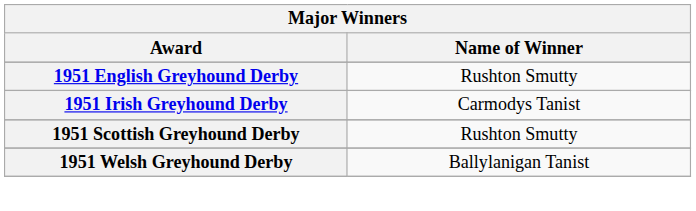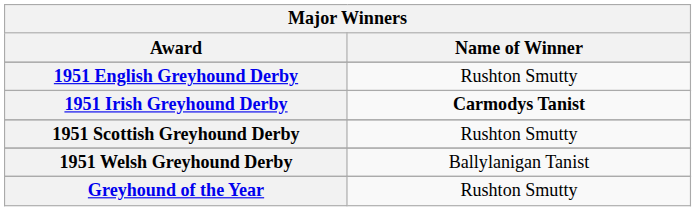(519, 104) normal -> (519, 104) bold
+ row: (176, 190)
